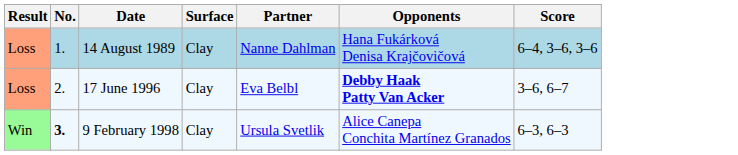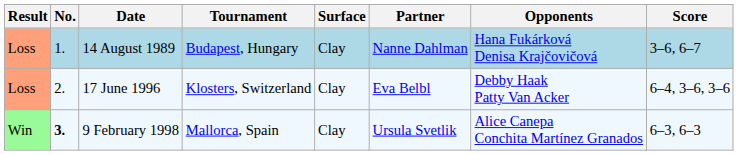+ column: (248, 15)
(558, 47) 6–4, 3–6, 3–6 -> (675, 47) 3–6, 6–7
(393, 88) bold -> (522, 88) normal
(543, 88) 3–6, 6–7 -> (690, 88) 6–4, 3–6, 3–6
